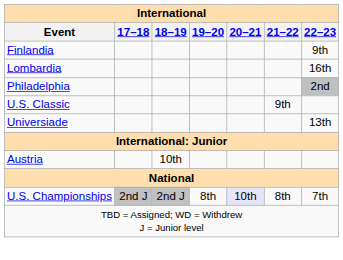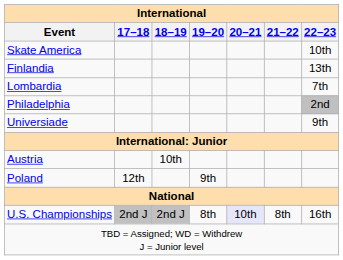+ row: (44, 50)
(320, 50) 9th -> (320, 68) 13th
(320, 68) 16th -> (320, 86) 7th
- row: (38, 104)
(320, 123) 13th -> (320, 123) 9th
+ row: (25, 178)
(320, 196) 7th -> (320, 214) 16th
